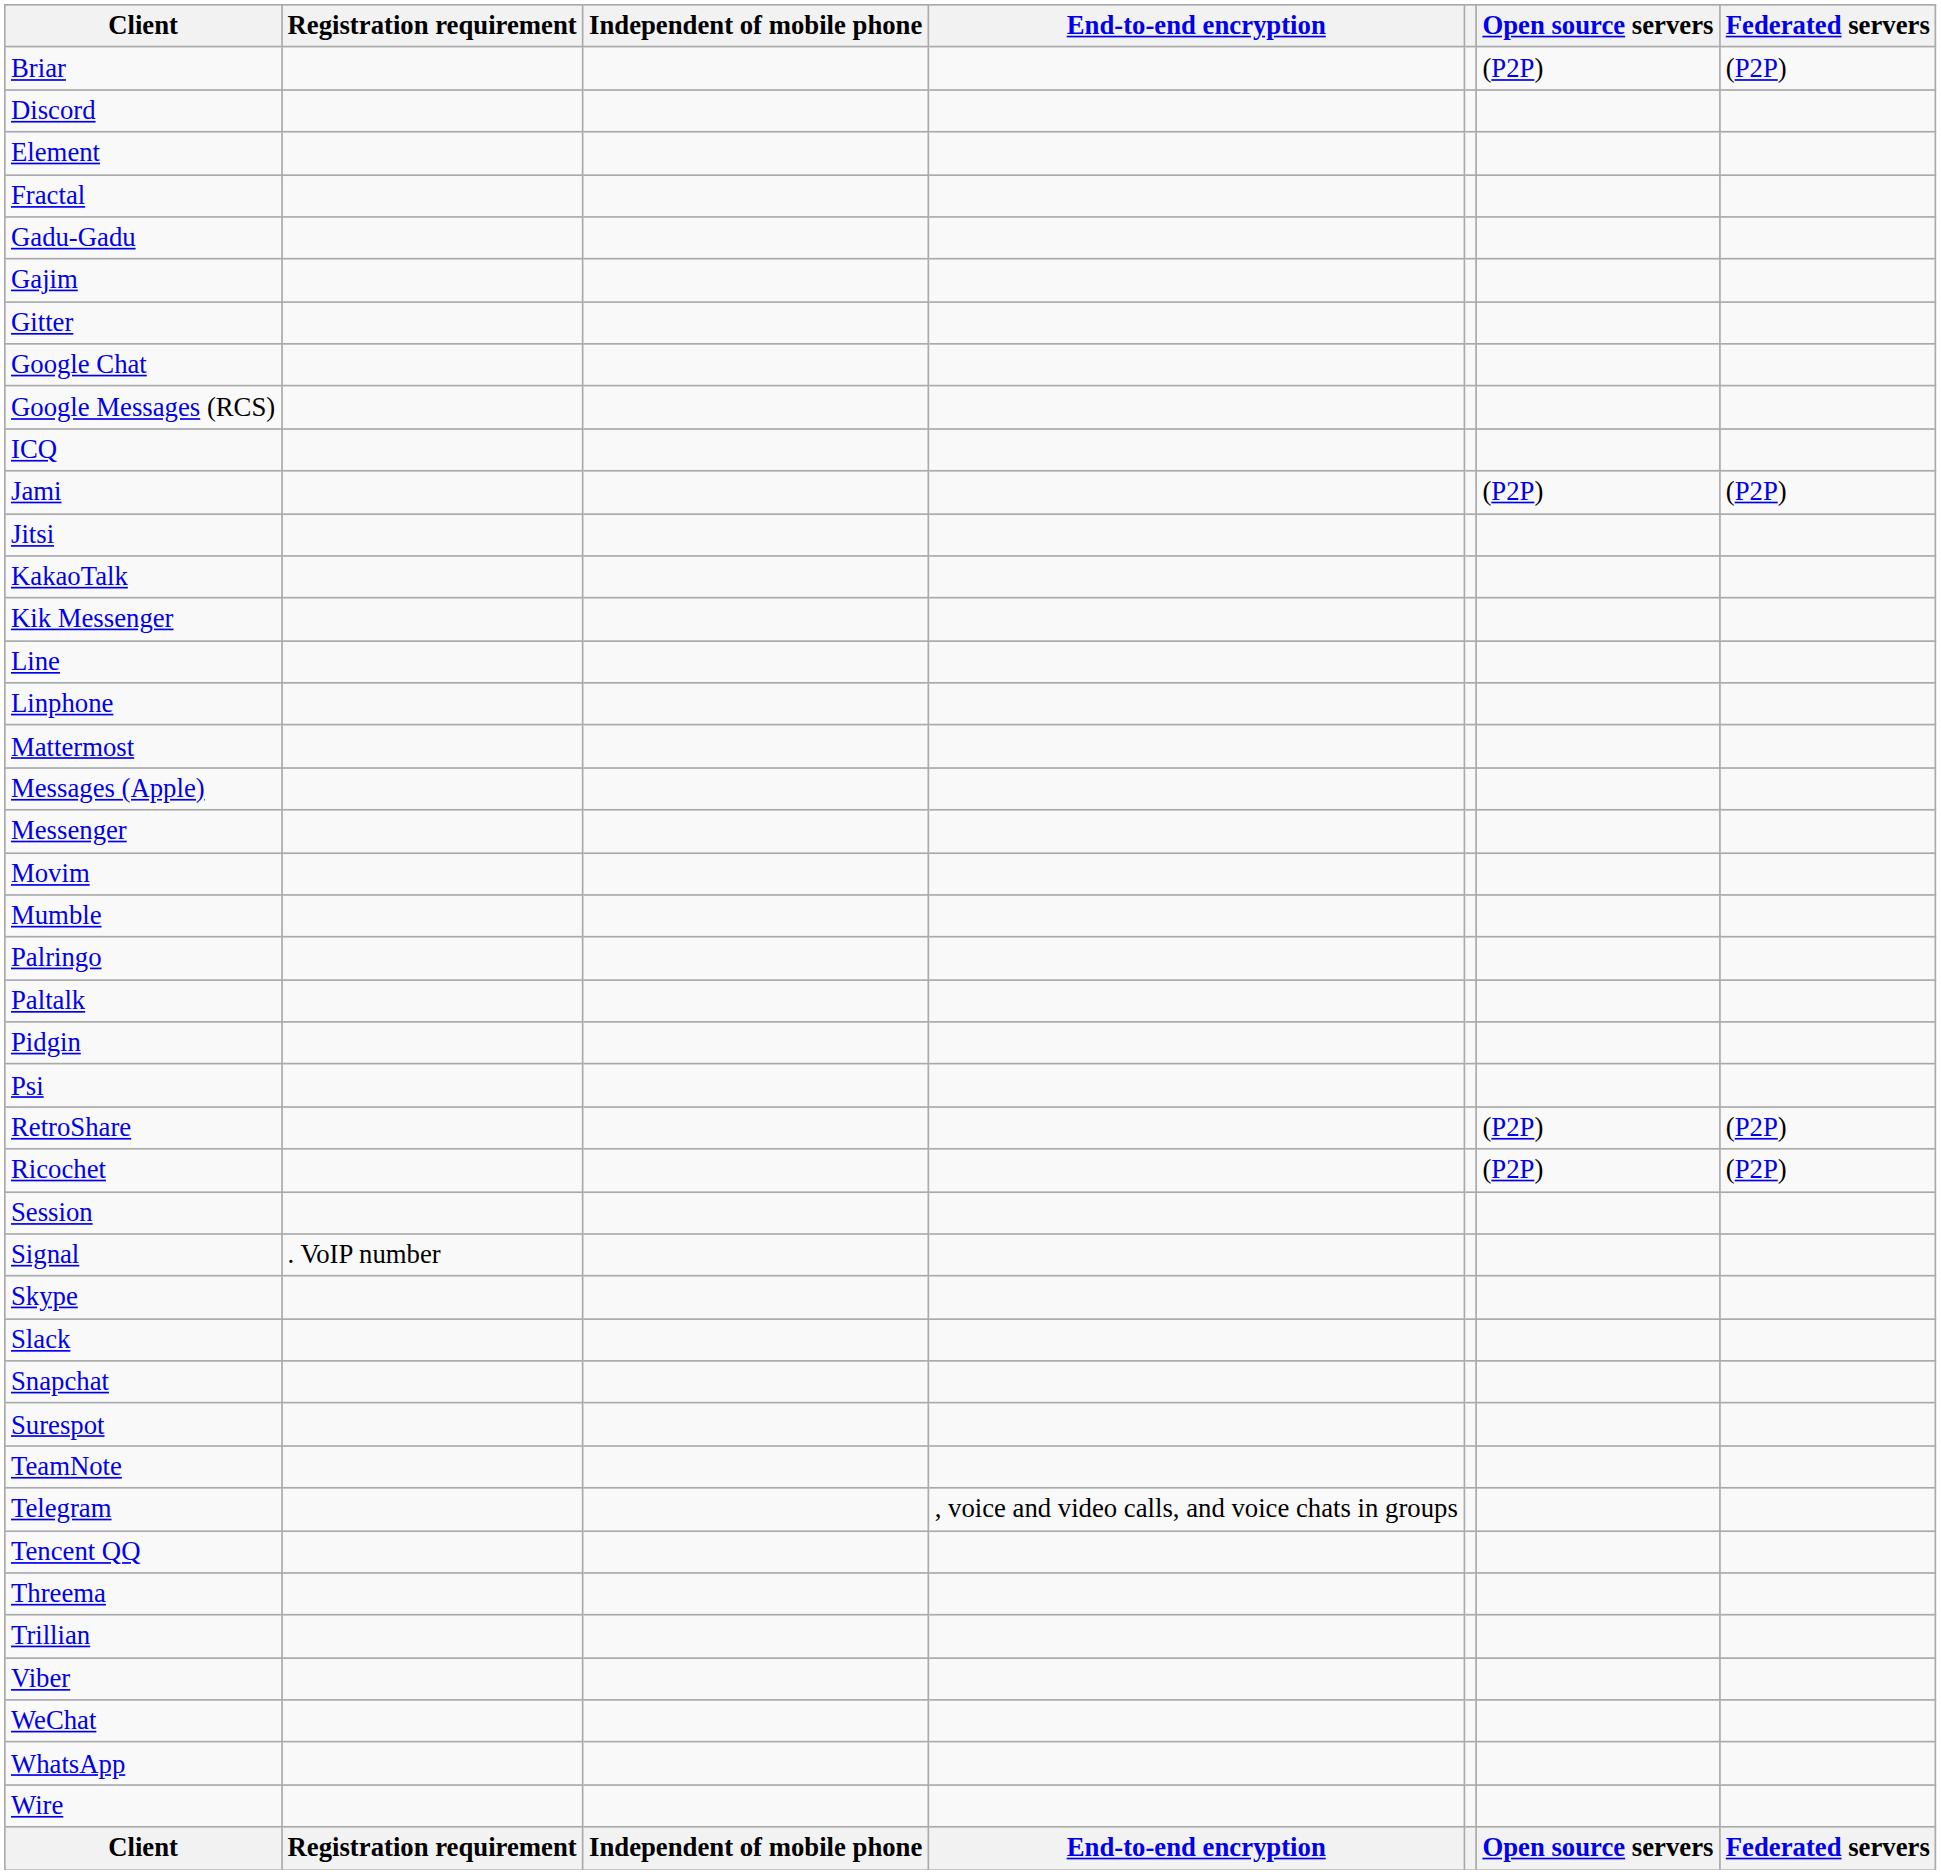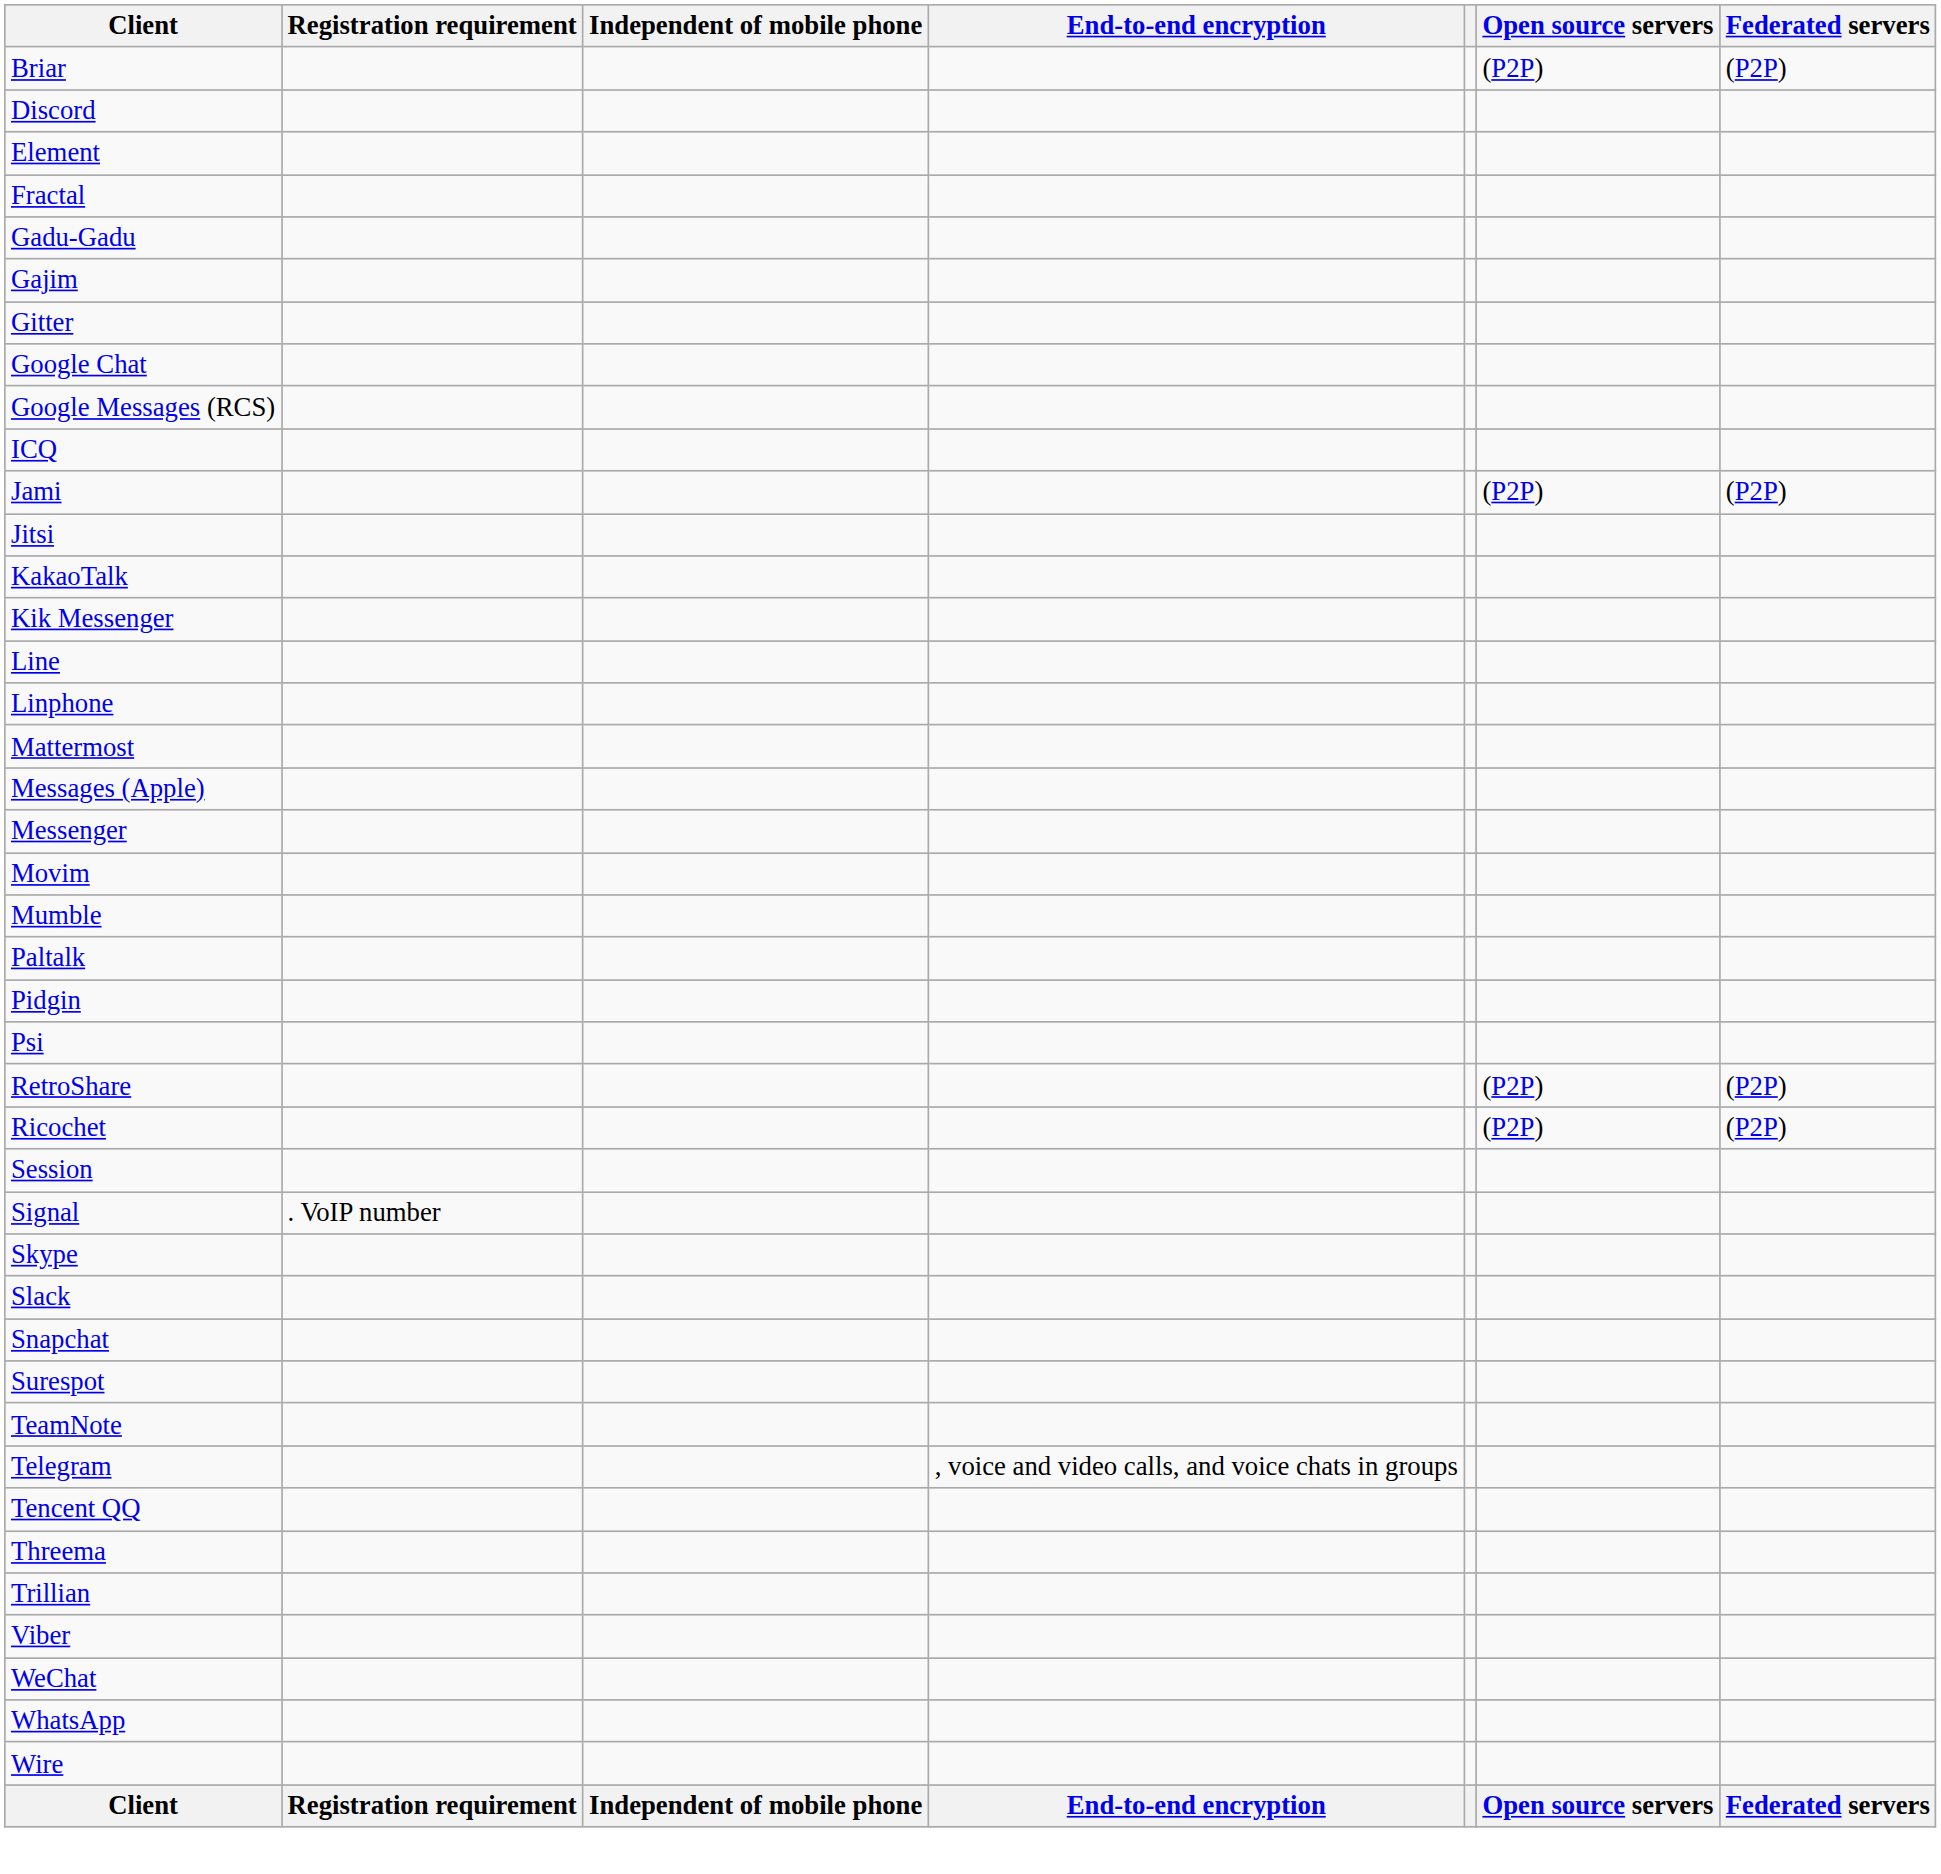- row: (56, 957)
